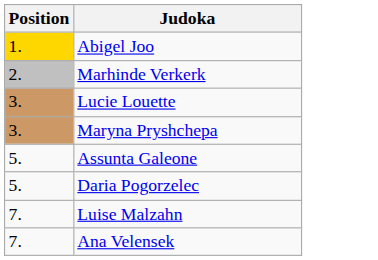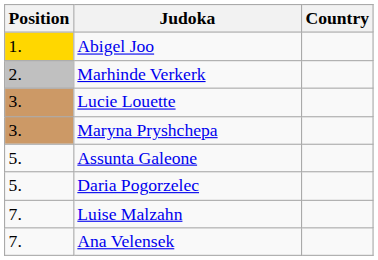+ column: (337, 18)
